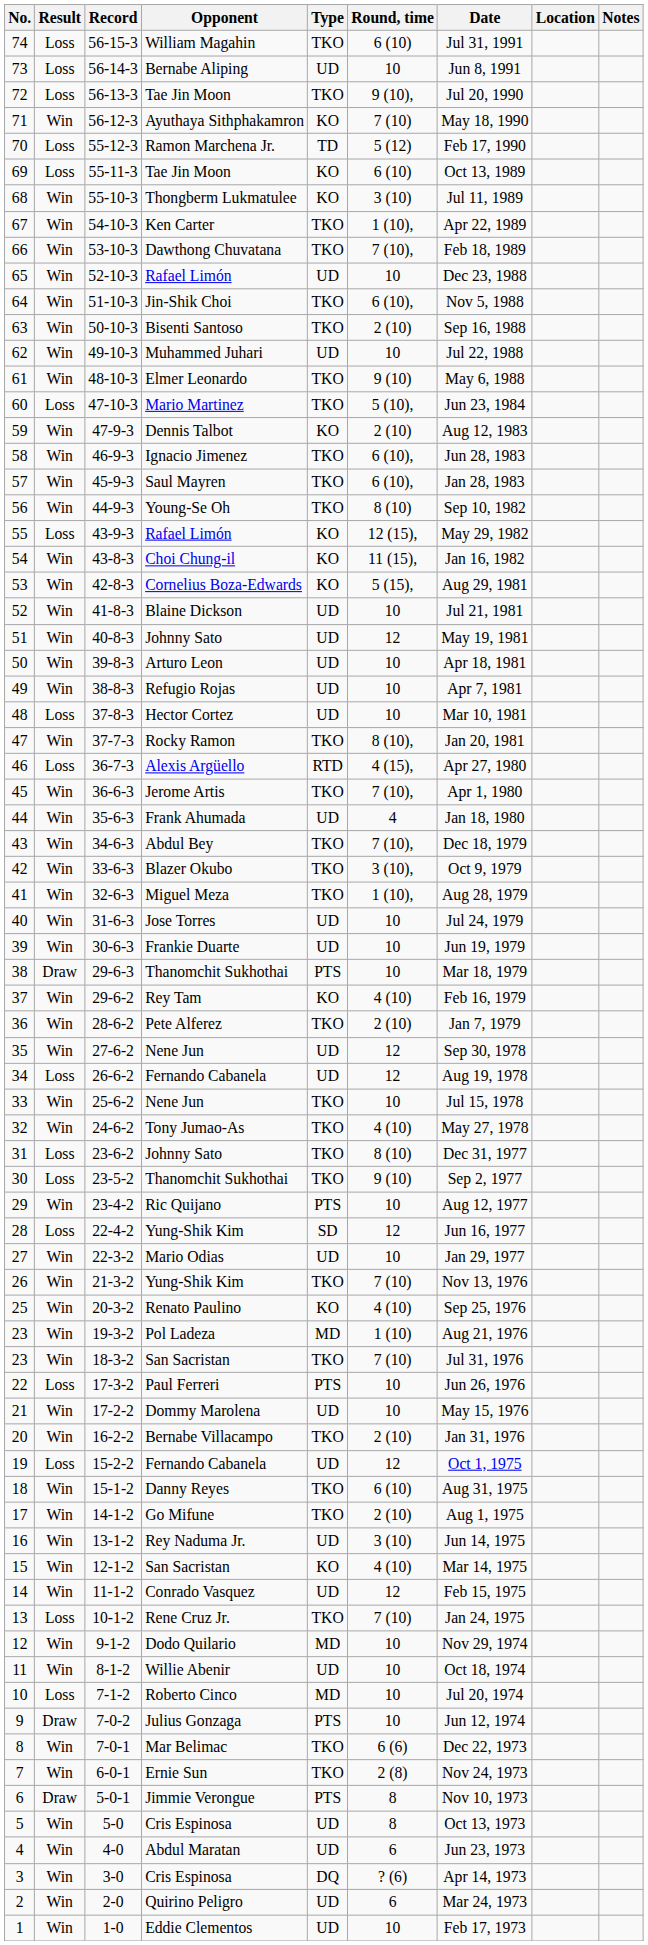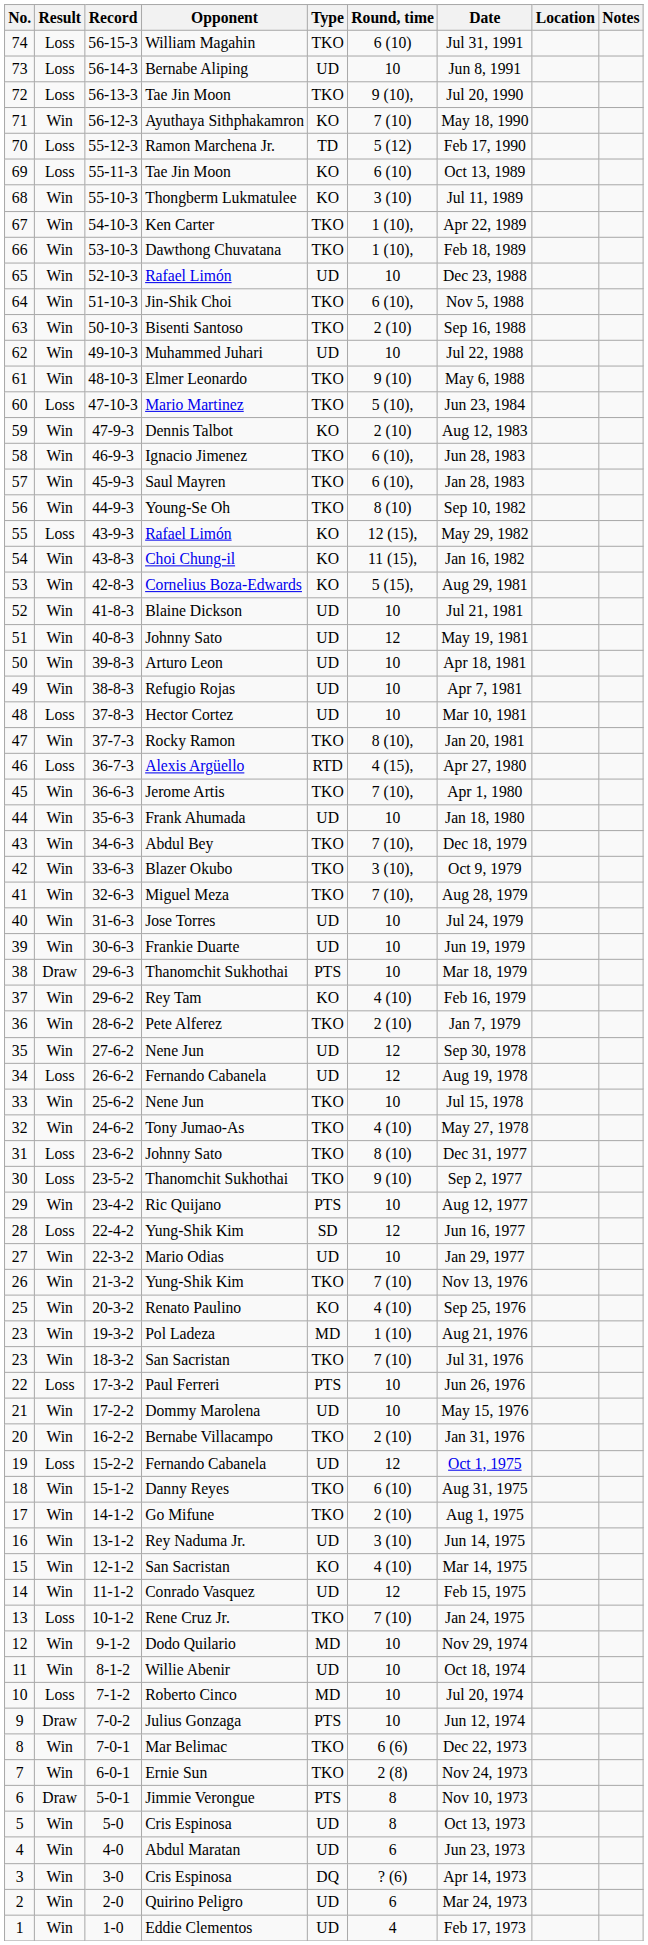(393, 249) 7 (10), -> (393, 249) 1 (10),
(393, 817) 4 -> (393, 817) 10
(393, 895) 1 (10), -> (393, 895) 7 (10),
(393, 1927) 10 -> (393, 1927) 4
